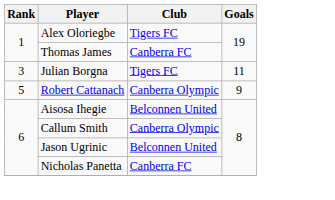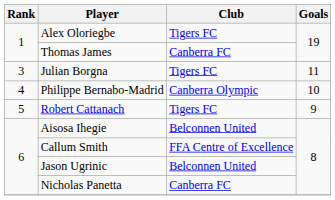+ row: (102, 90)
(174, 90) Canberra Olympic -> (193, 109) Tigers FC
(174, 128) Canberra Olympic -> (231, 147) FFA Centre of Excellence
